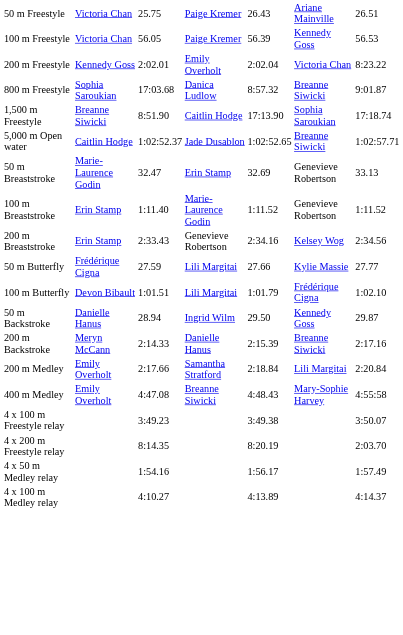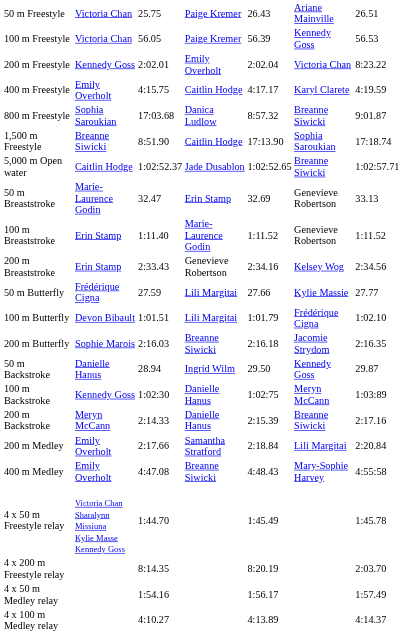+ row: (37, 90)
+ row: (37, 343)
+ row: (27, 395)
+ row: (34, 520)
- row: (34, 420)
